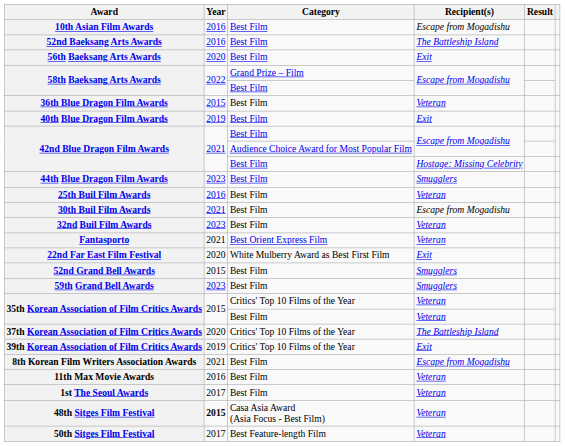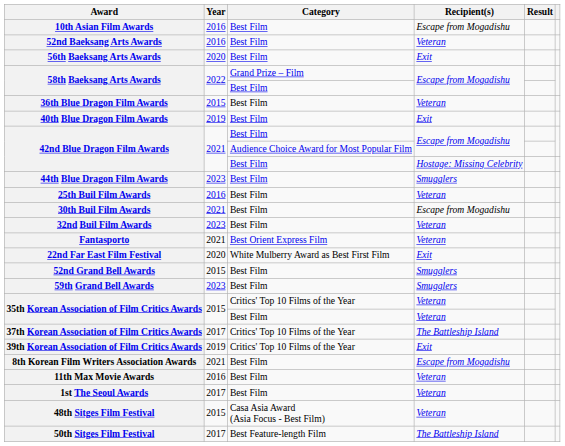(457, 42) The Battleship Island -> (431, 42) Veteran
(216, 331) 2020 -> (216, 331) 2017
(216, 413) bold -> (216, 413) normal
(431, 433) Veteran -> (457, 433) The Battleship Island
